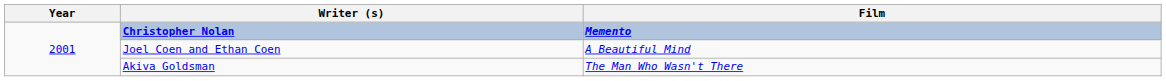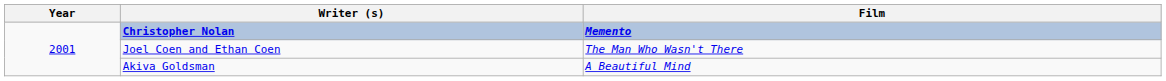(638, 49) A Beautiful Mind -> (664, 49) The Man Who Wasn't There
(664, 67) The Man Who Wasn't There -> (638, 67) A Beautiful Mind
